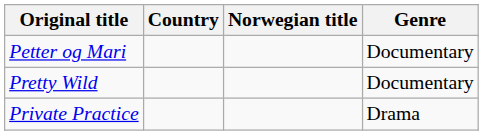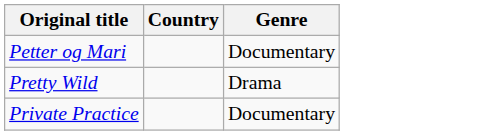- column: (293, 20)
(420, 82) Documentary -> (255, 82) Drama
(393, 113) Drama -> (281, 113) Documentary
